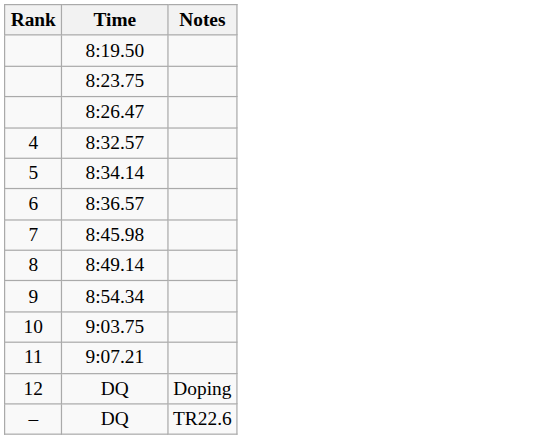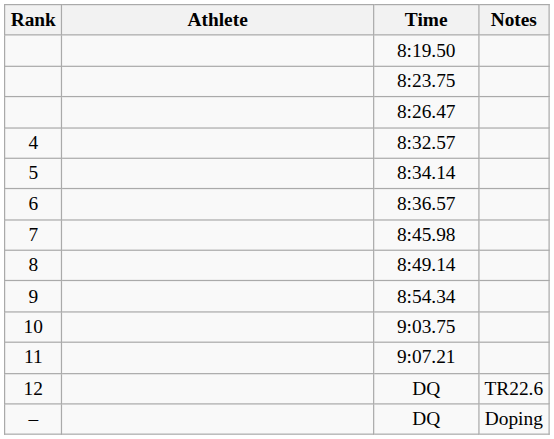+ column: (218, 19)
(202, 388) Doping -> (514, 388) TR22.6
(202, 419) TR22.6 -> (514, 419) Doping
